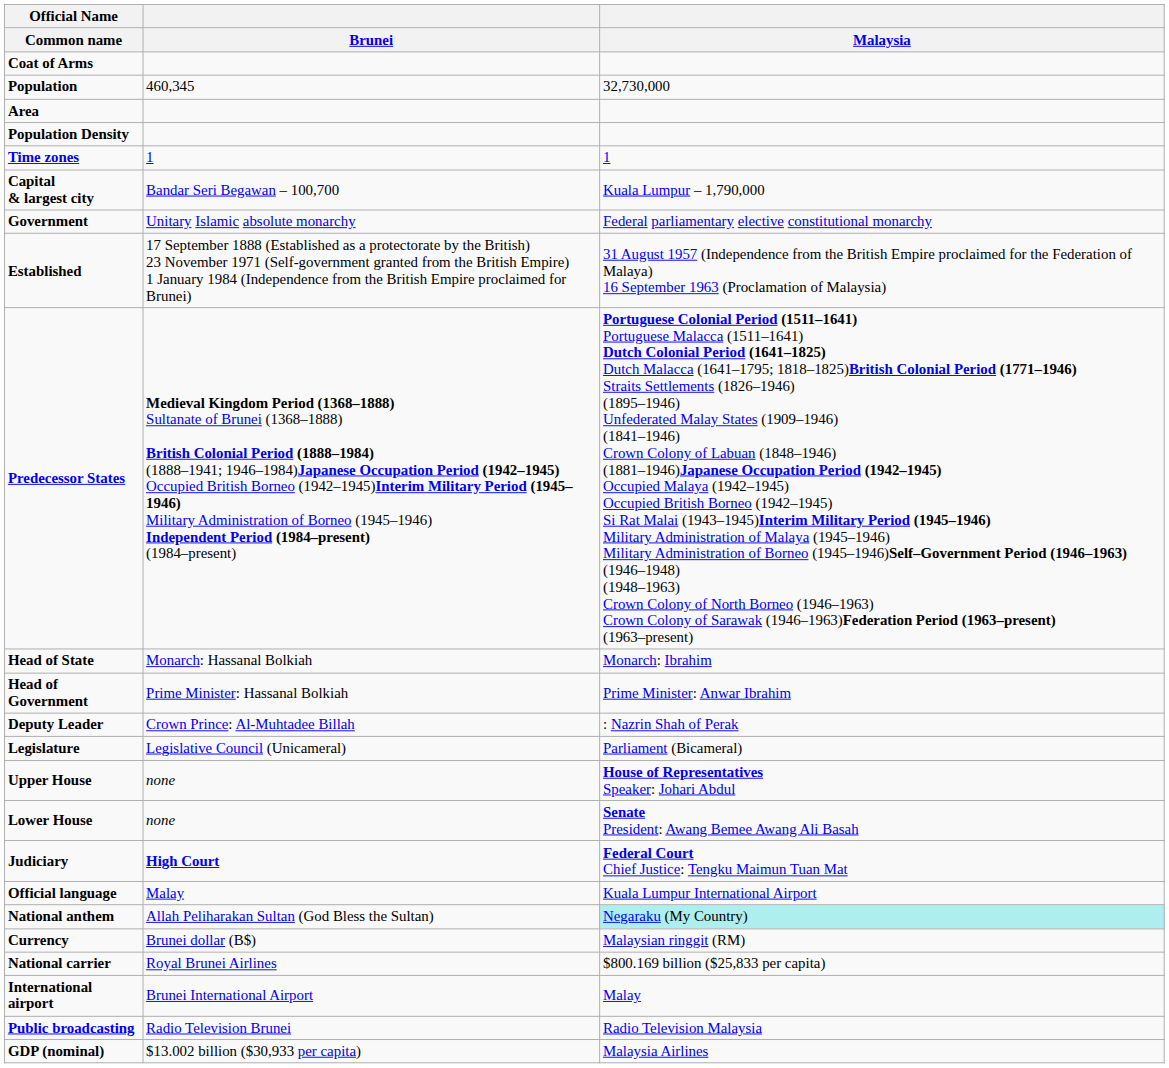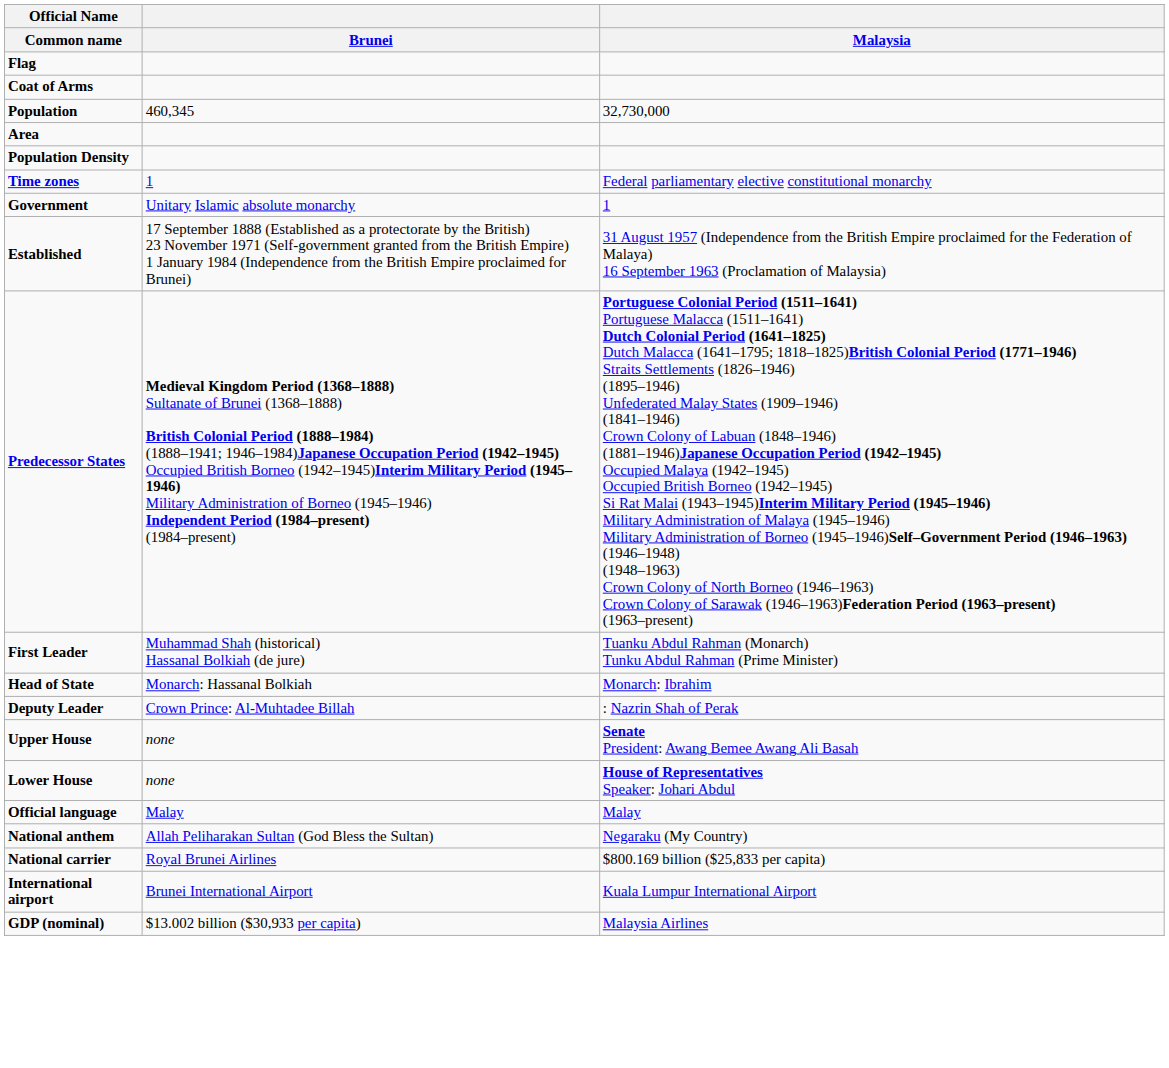+ row: (22, 63)
(607, 157) 1 -> (767, 181) Federal parliamentary elective constitutional monarchy
- row: (51, 189)
(767, 221) Federal parliamentary elective constitutional monarchy -> (607, 205) 1
+ row: (48, 652)
- row: (48, 692)
- row: (44, 748)
(683, 780) House of Representatives Speaker: Johari Abdul -> (731, 740) Senate President: Awang Bemee Awang Ali Basah
(731, 820) Senate President: Awang Bemee Awang Ali Basah -> (683, 780) House of Representatives Speaker: Johari Abdul
- row: (38, 861)
(710, 893) Kuala Lumpur International Airport -> (622, 812) Malay
(675, 916) paleturquoise background -> (675, 835) no background
- row: (38, 940)
(622, 995) Malay -> (710, 891) Kuala Lumpur International Airport
- row: (71, 1027)
